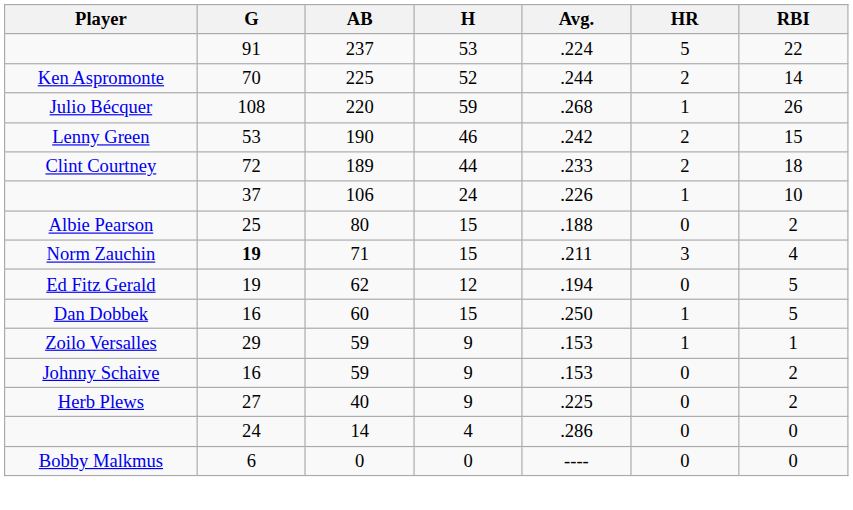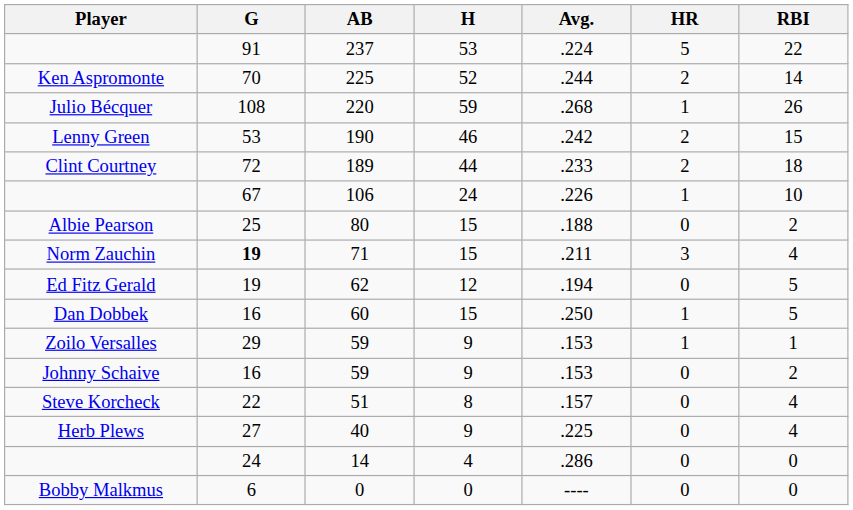(251, 195) 37 -> (251, 195) 67
+ row: (101, 401)
(793, 401) 2 -> (793, 431) 4
